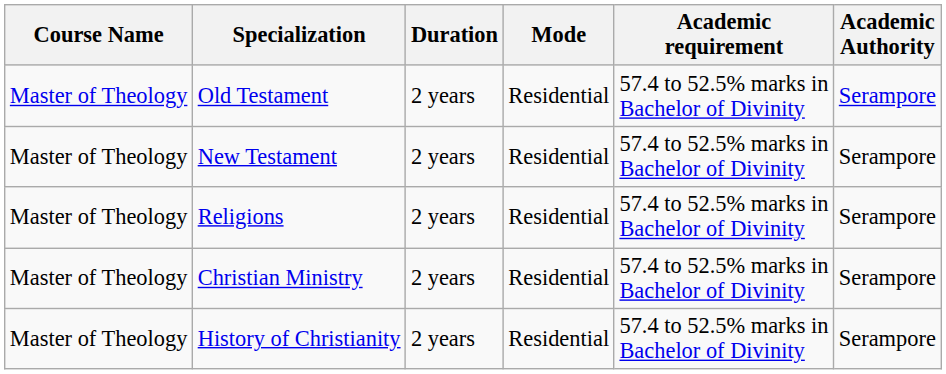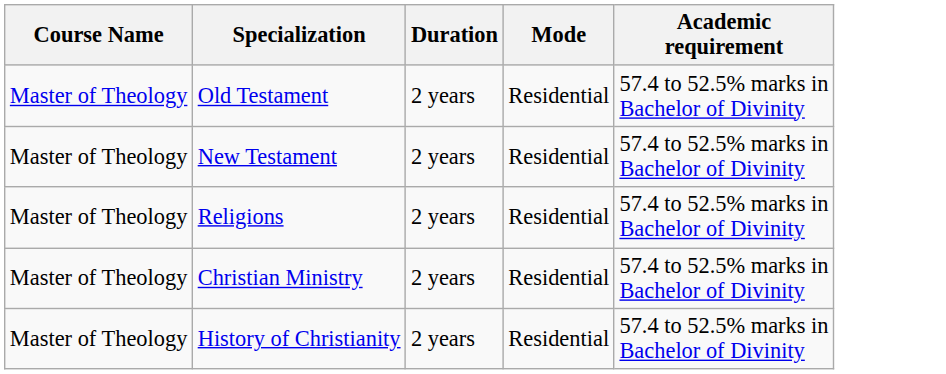- column: (887, 34)
